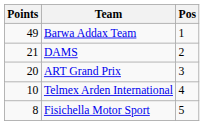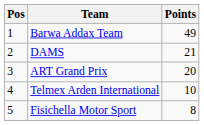columns swapped: (187, 13) <-> (23, 13)
